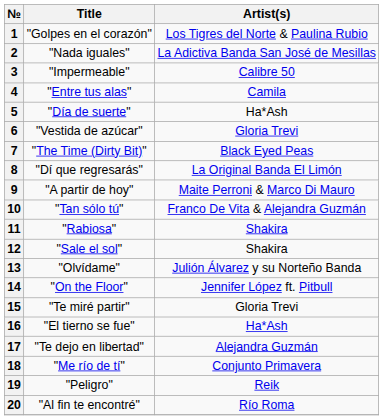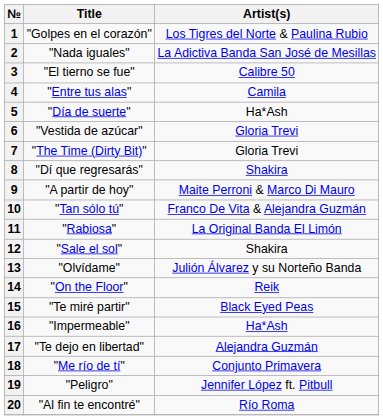(89, 72) "Impermeable" -> (89, 72) "El tierno se fue"
(267, 151) Black Eyed Peas -> (267, 151) Gloria Trevi
(267, 170) La Original Banda El Limón -> (267, 170) Shakira
(267, 229) Shakira -> (267, 229) La Original Banda El Limón
(267, 287) Jennifer López ft. Pitbull -> (267, 287) Reik
(267, 307) Gloria Trevi -> (267, 307) Black Eyed Peas
(89, 326) "El tierno se fue" -> (89, 326) "Impermeable"
(267, 385) Reik -> (267, 385) Jennifer López ft. Pitbull
